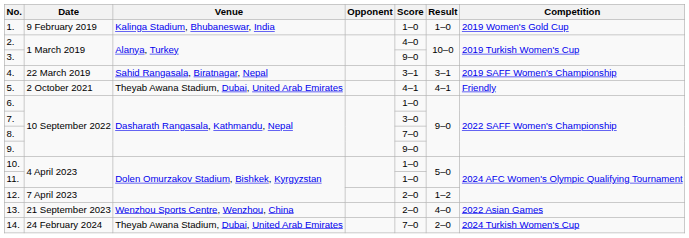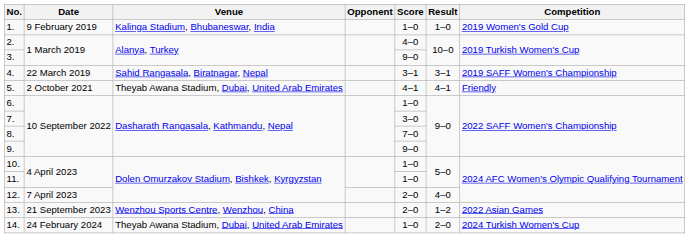(443, 194) 1–2 -> (443, 194) 4–0
(443, 210) 4–0 -> (443, 210) 1–2
(410, 225) 7–0 -> (410, 225) 1–0
